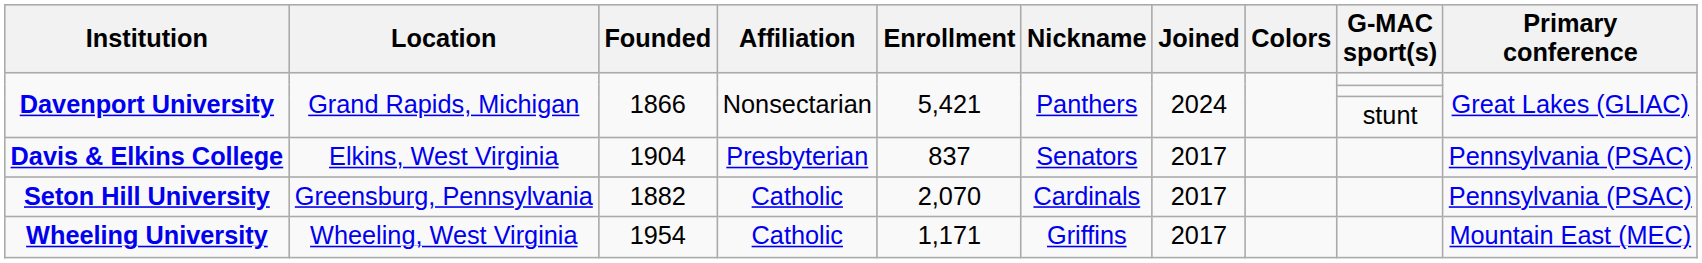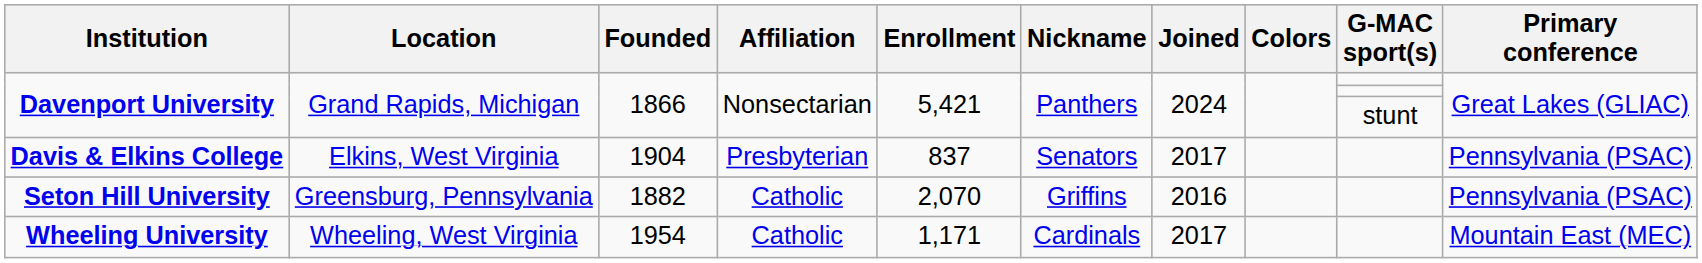(1087, 196) Cardinals -> (1087, 196) Griffins
(1199, 196) 2017 -> (1199, 196) 2016
(1087, 236) Griffins -> (1087, 236) Cardinals
